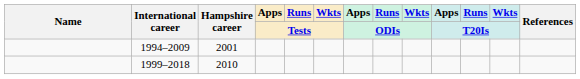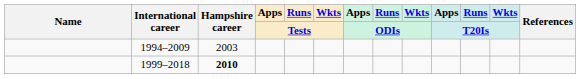(227, 47) 2001 -> (227, 47) 2003
(227, 64) normal -> (227, 64) bold
